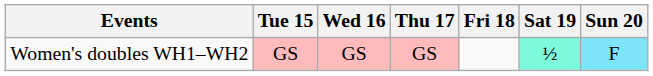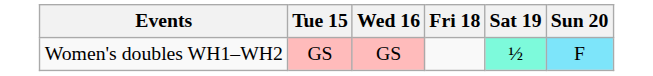- column: (425, 20)
